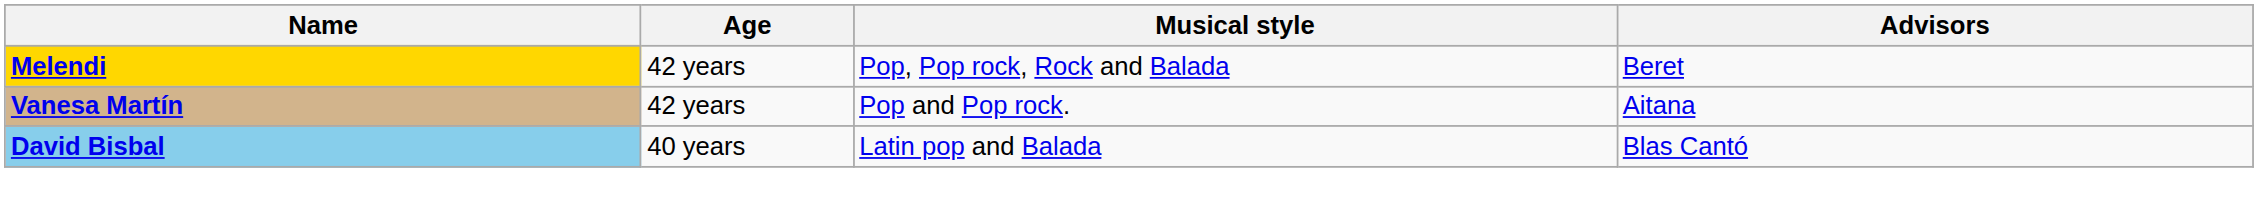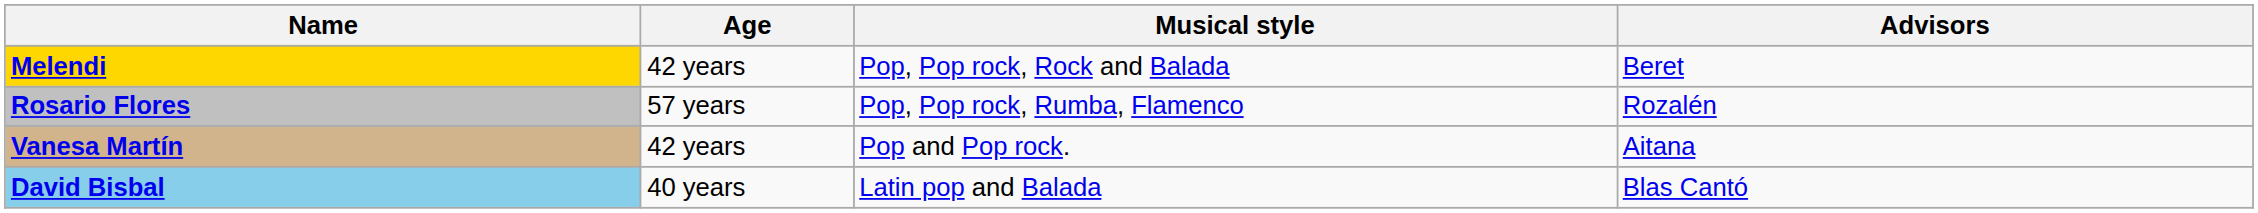+ row: (101, 107)
